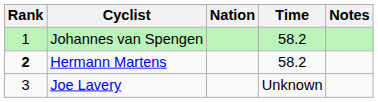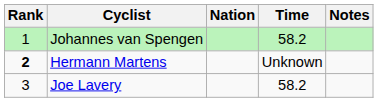(292, 62) 58.2 -> (292, 62) Unknown
(292, 85) Unknown -> (292, 85) 58.2
